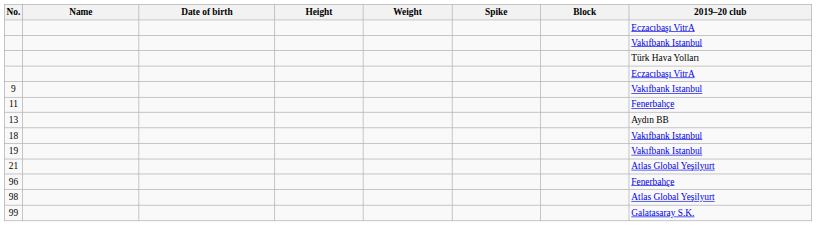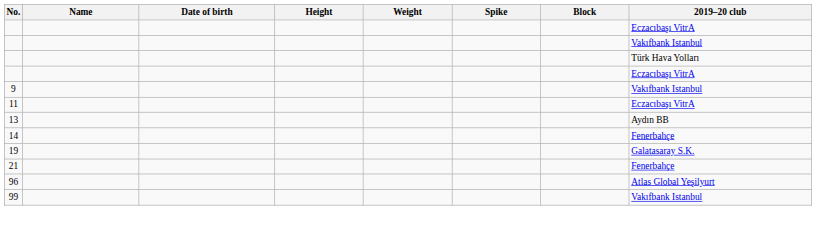(653, 105) Fenerbahçe -> (663, 105) Eczacıbaşı VitrA
+ row: (13, 136)
- row: (13, 136)
(667, 151) Vakıfbank Istanbul -> (663, 151) Galatasaray S.K.
(673, 166) Atlas Global Yeşilyurt -> (653, 166) Fenerbahçe
(653, 182) Fenerbahçe -> (673, 182) Atlas Global Yeşilyurt
- row: (13, 197)
(663, 213) Galatasaray S.K. -> (667, 197) Vakıfbank Istanbul
